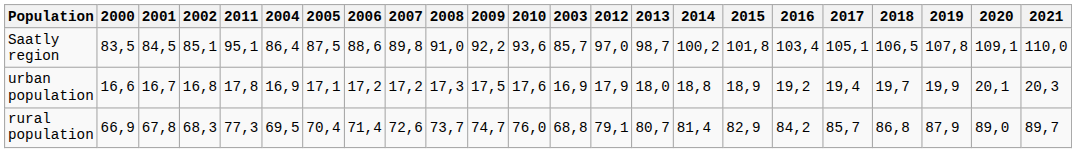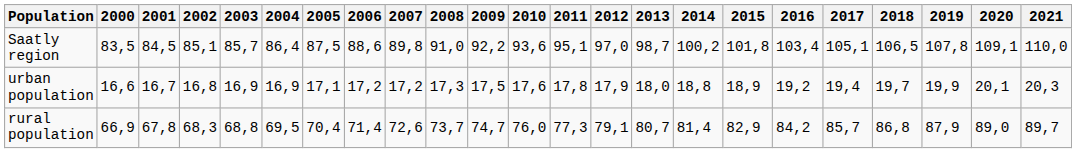columns swapped: (570, 16) <-> (241, 16)
